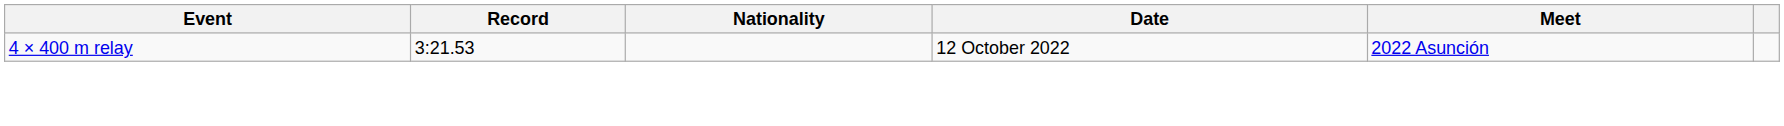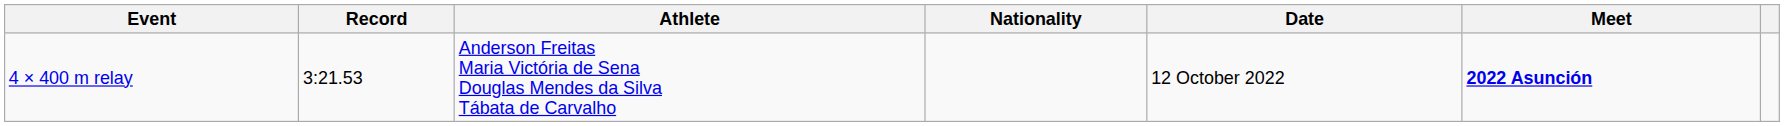+ column: (690, 19)
(1430, 47) normal -> (1529, 77) bold
